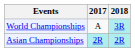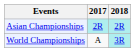rows swapped: (45, 41) <-> (46, 26)
